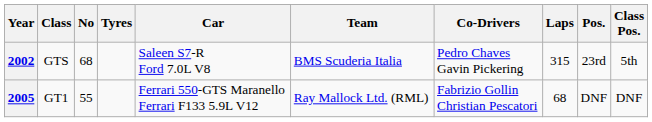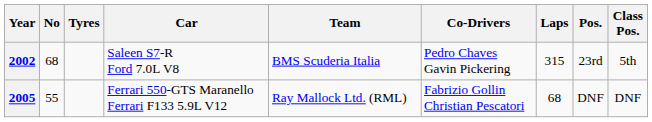- column: (56, 23)
